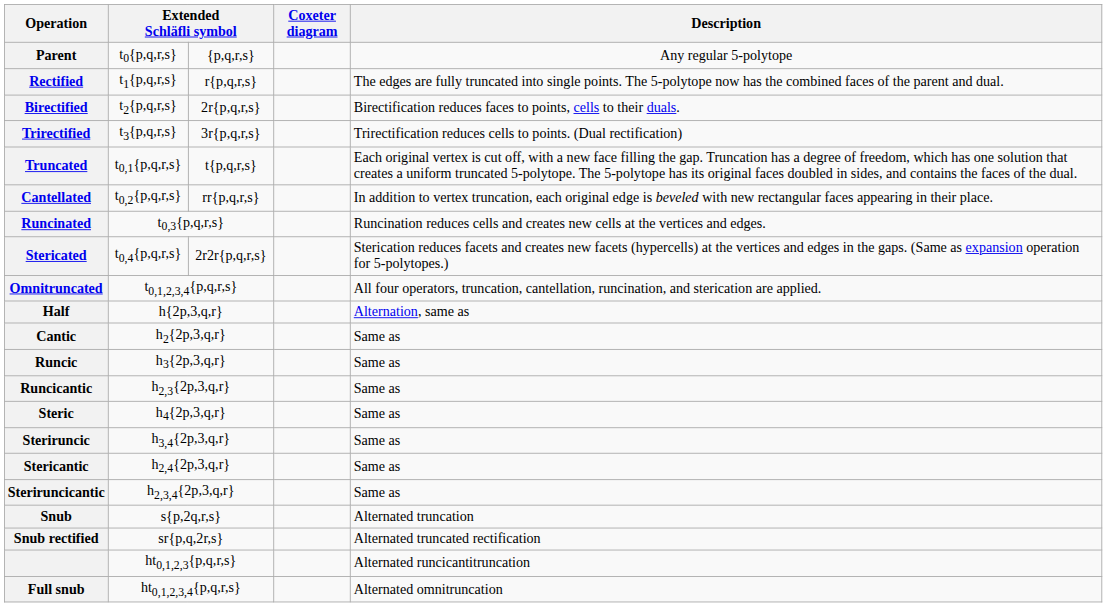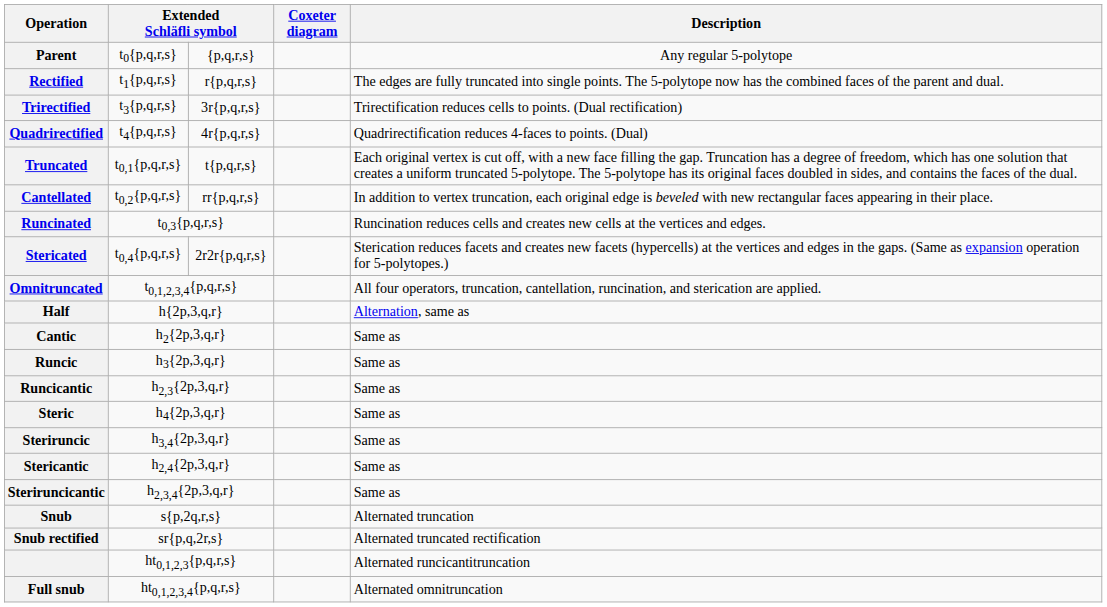- row: (56, 107)
+ row: (56, 133)
